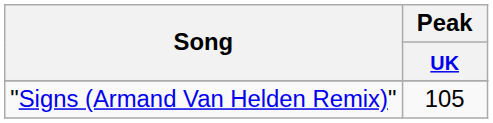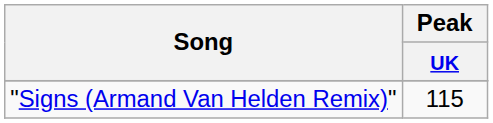(445, 99) 105 -> (445, 99) 115
